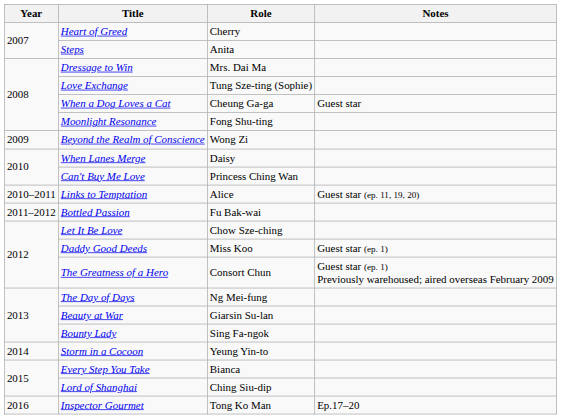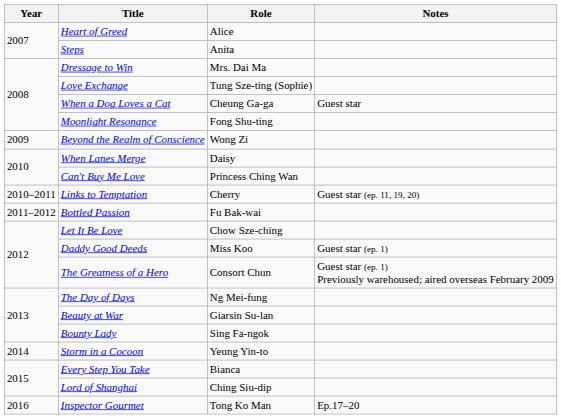(225, 31) Cherry -> (222, 31) Alice
(222, 194) Alice -> (225, 194) Cherry
